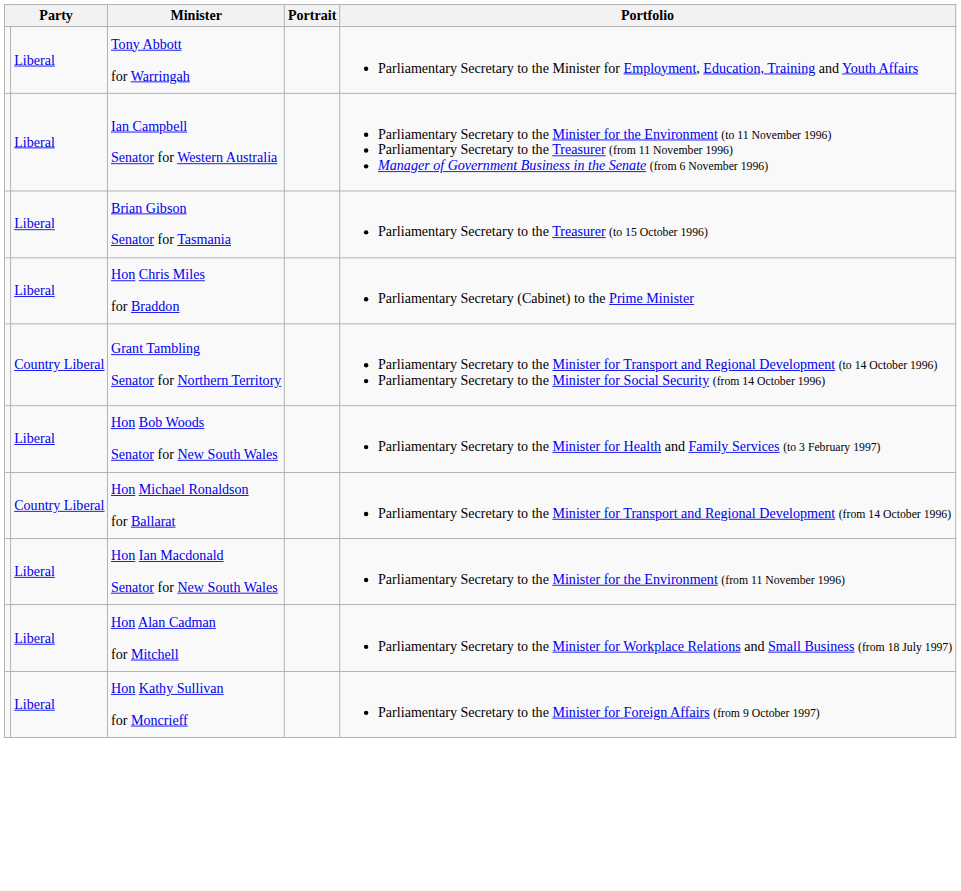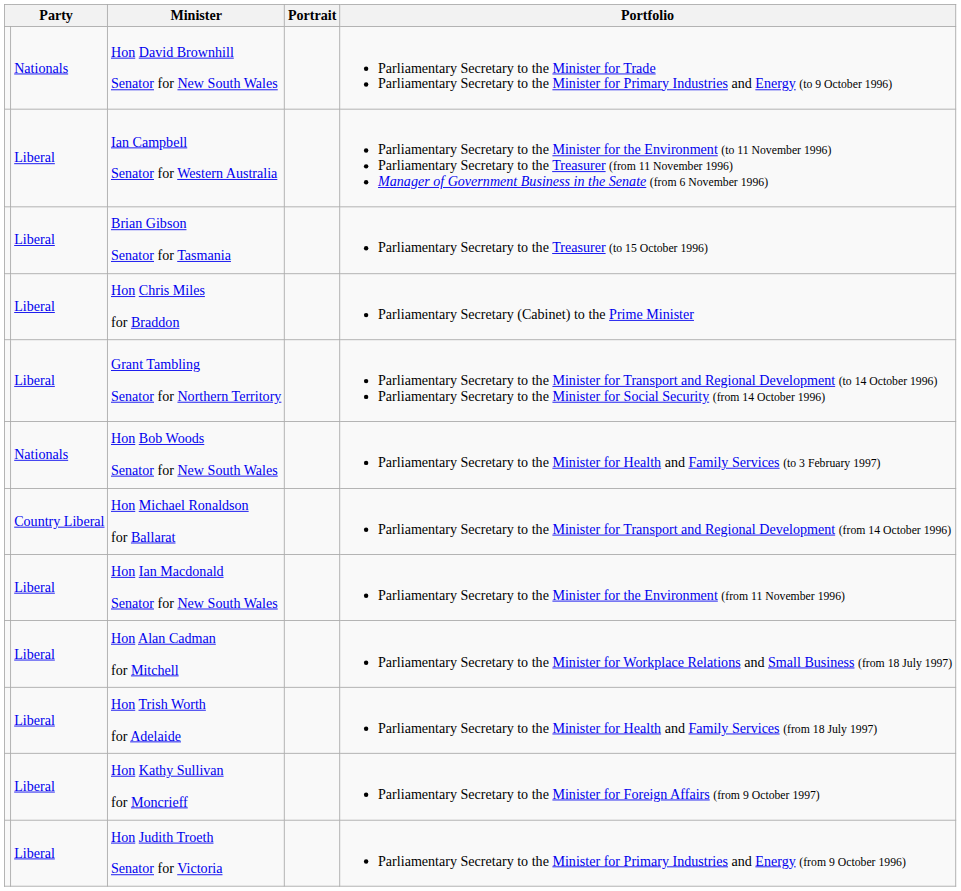- row: (150, 59)
+ row: (194, 67)
(59, 364) Country Liberal -> (35, 380) Liberal
(35, 439) Liberal -> (41, 455) Nationals
+ row: (158, 720)
+ row: (167, 852)
